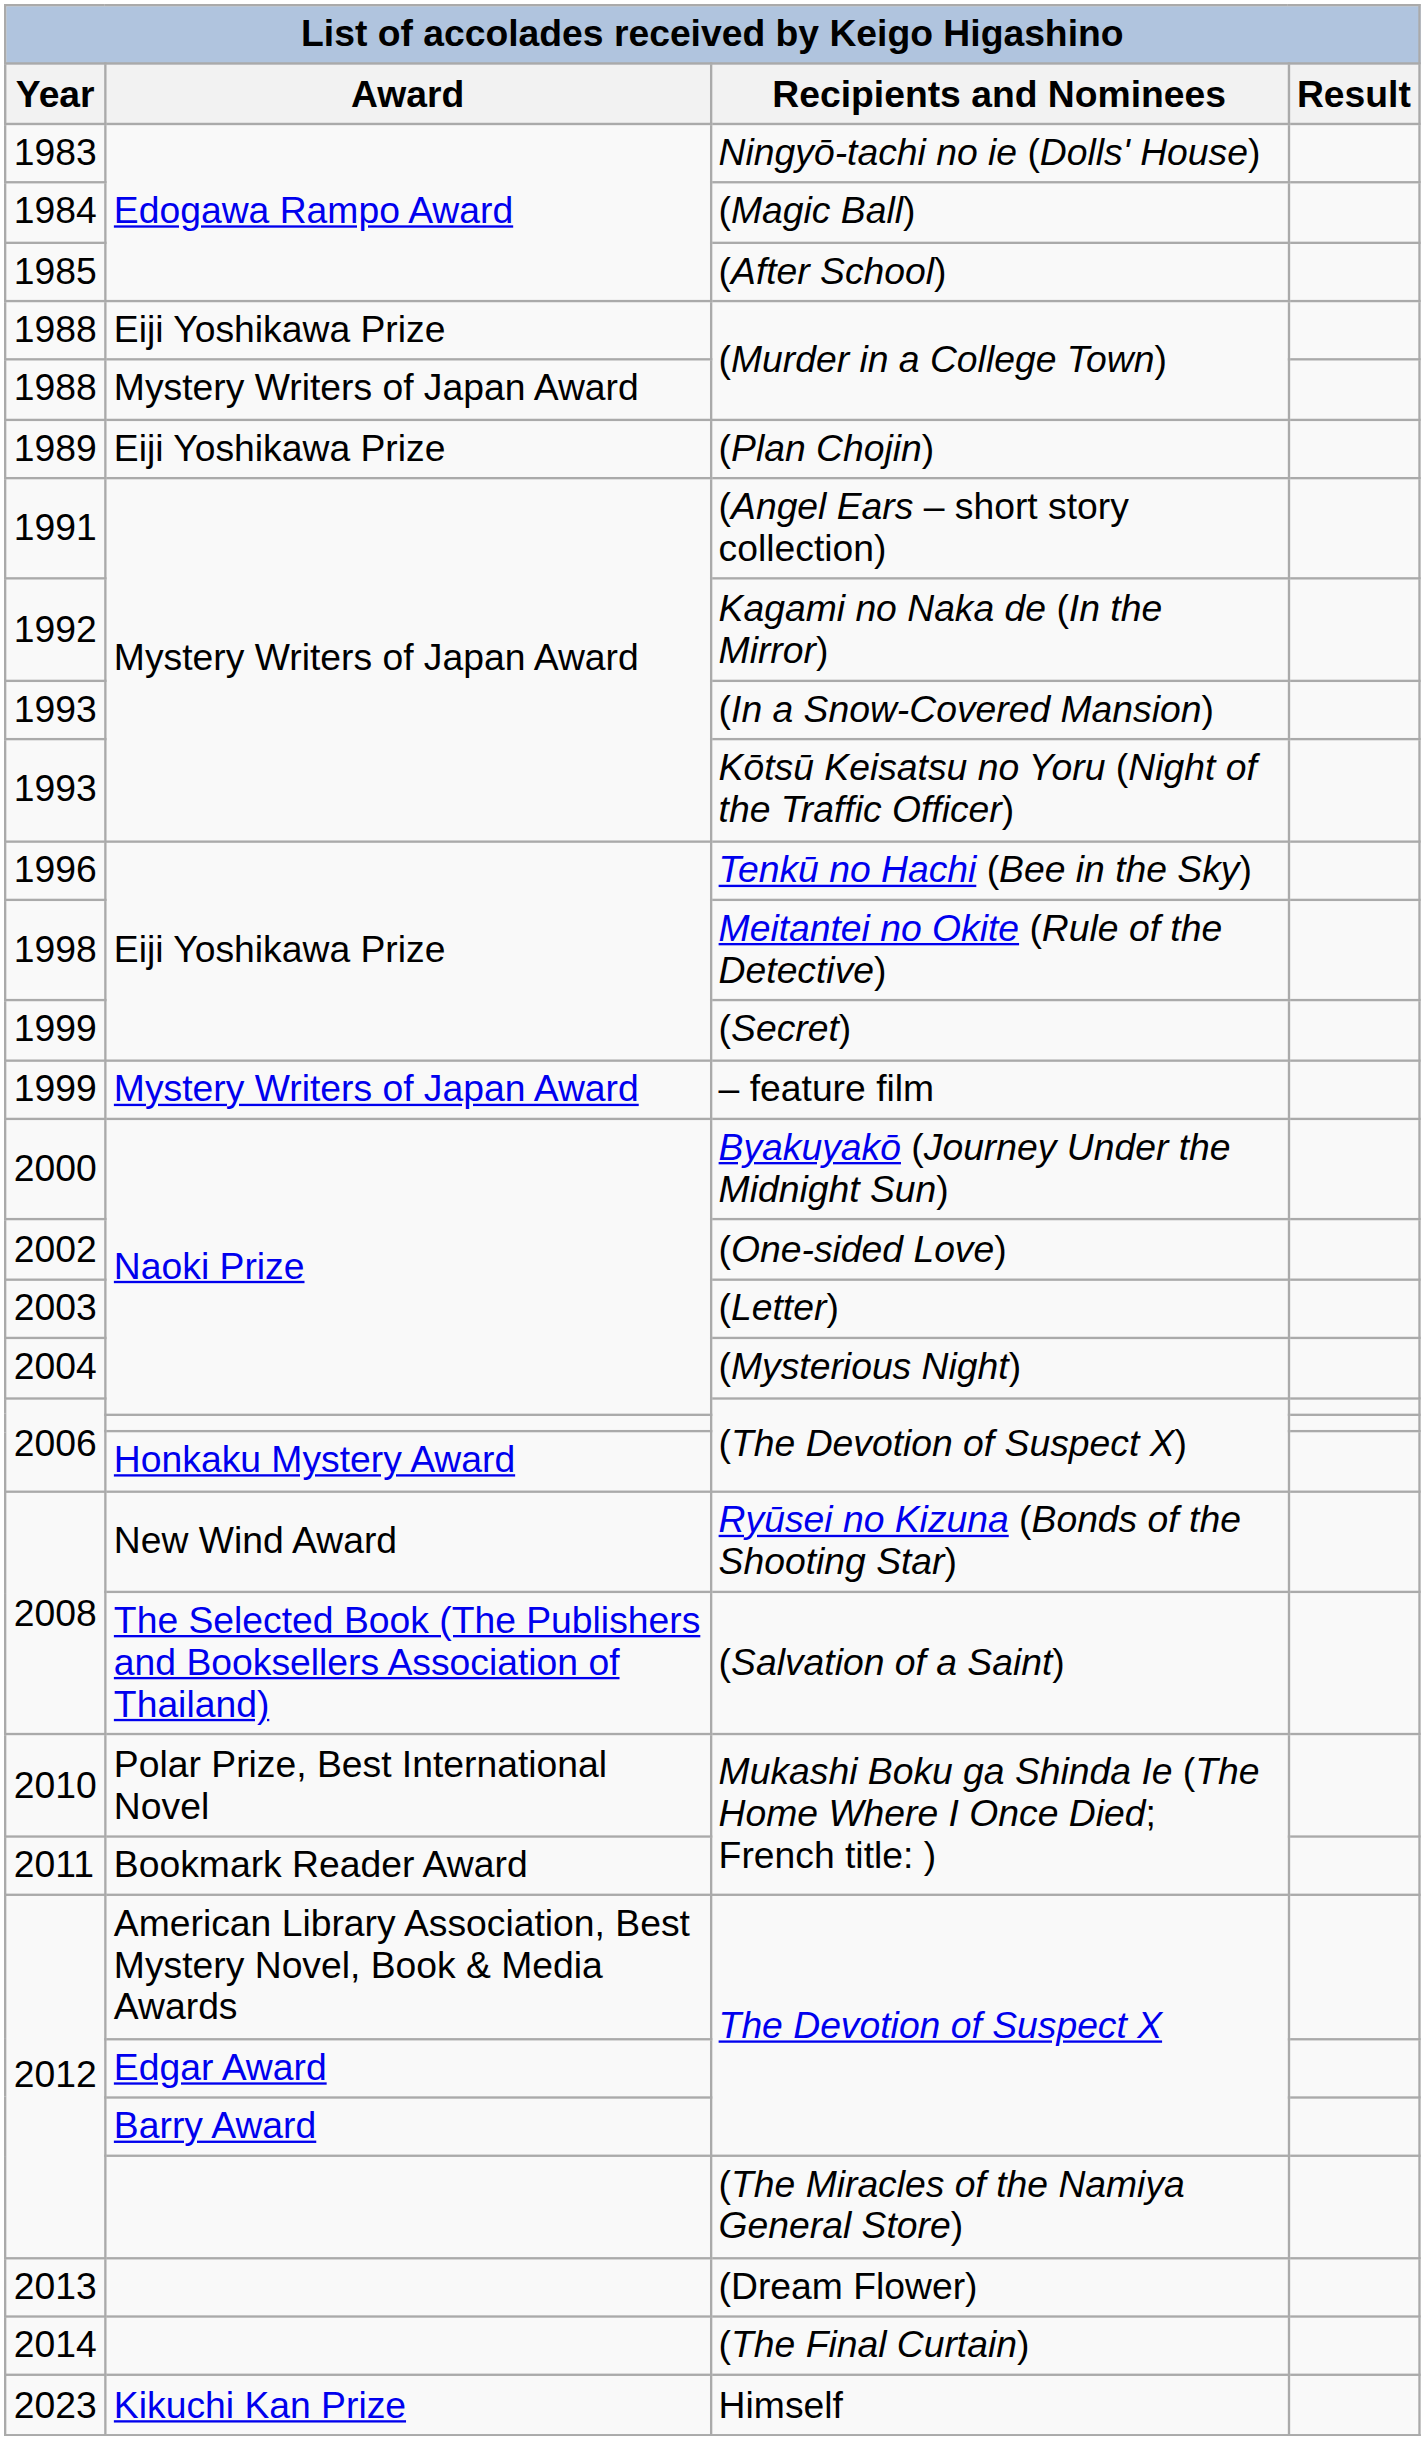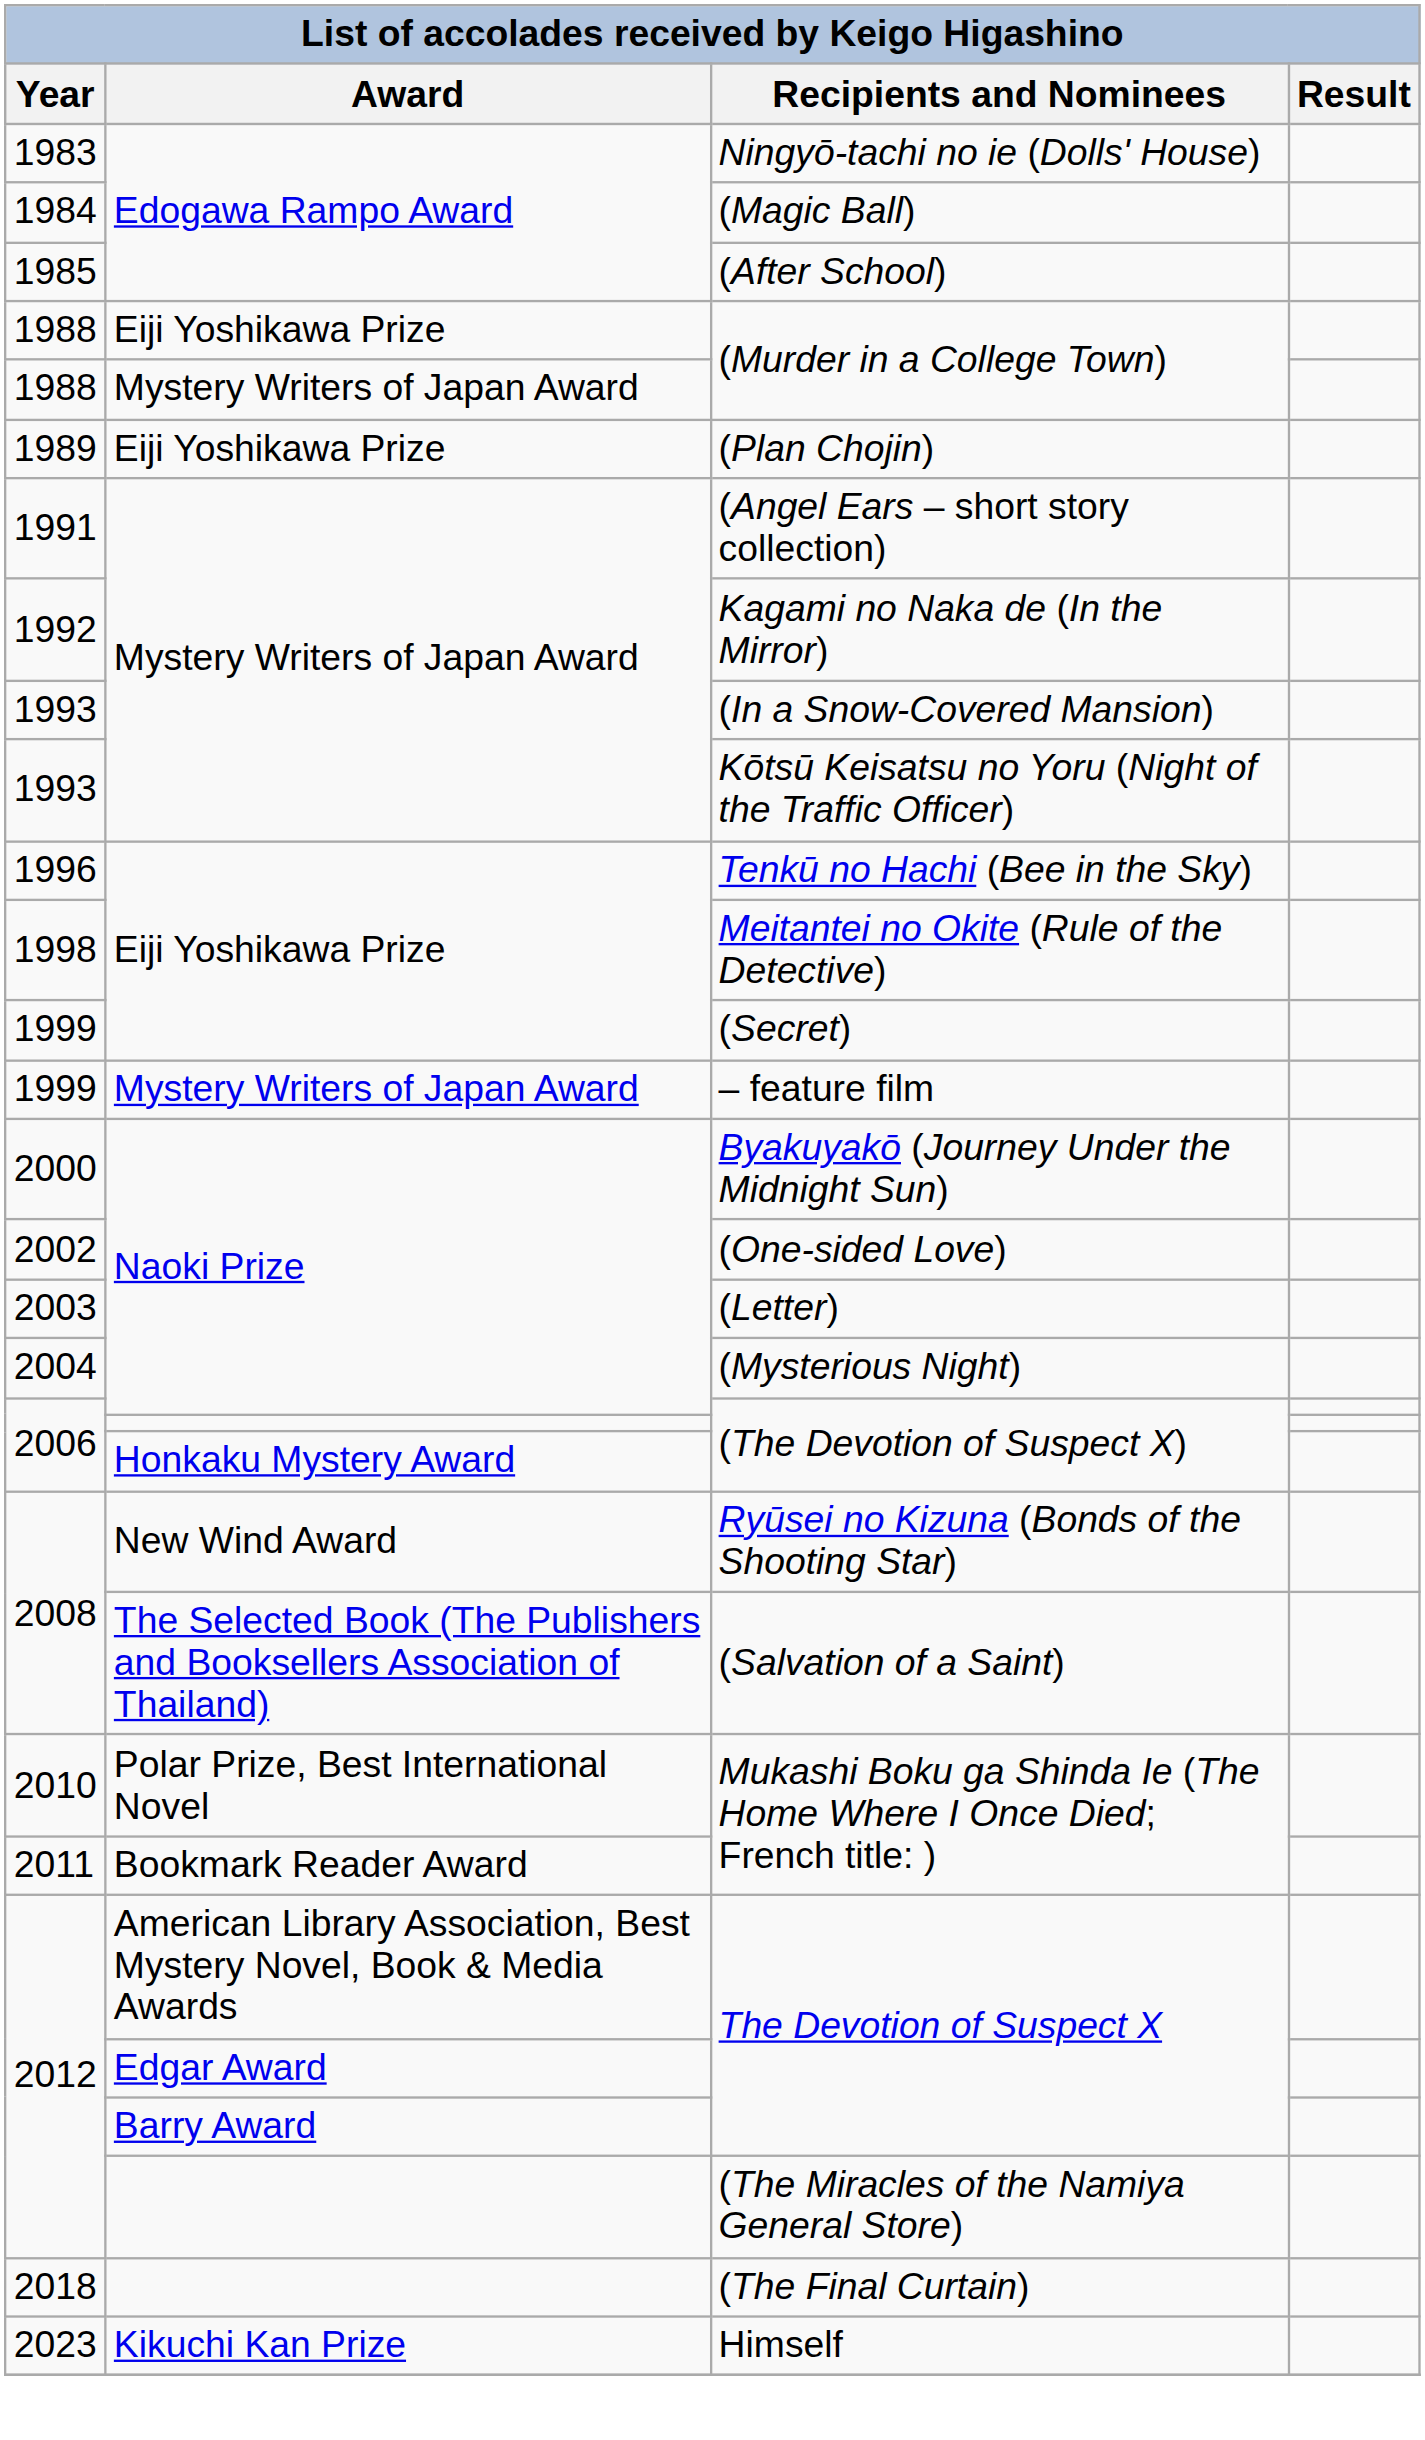- row: (408, 2287)
(55, 2345) 2014 -> (55, 2286) 2018
